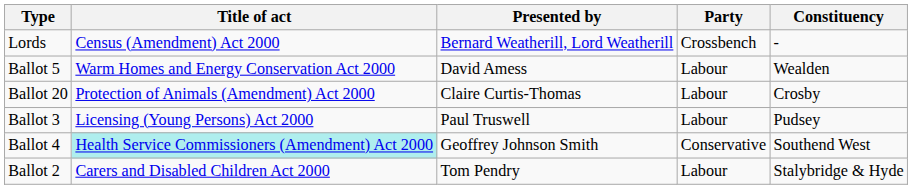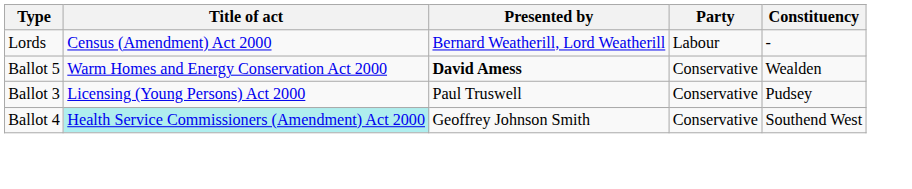(719, 42) Crossbench -> (696, 42) Labour
(484, 68) normal -> (477, 68) bold
(704, 68) Labour -> (715, 68) Conservative
- row: (38, 94)
(704, 119) Labour -> (715, 94) Conservative
- row: (34, 171)
